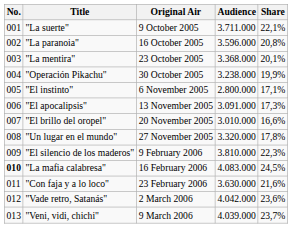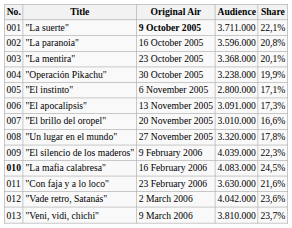(169, 27) normal -> (170, 27) bold
(237, 152) 3.810.000 -> (237, 152) 4.039.000
(237, 214) 4.039.000 -> (237, 214) 3.810.000
